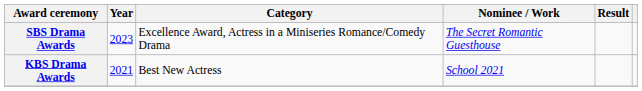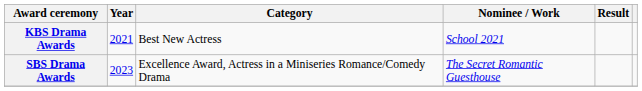rows swapped: (56, 70) <-> (56, 38)
